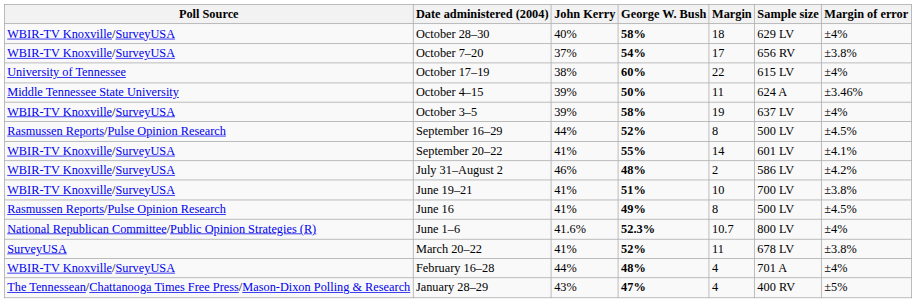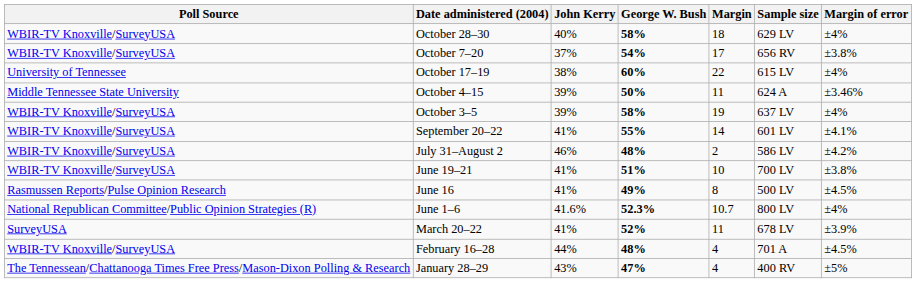- row: (459, 131)
(841, 248) ±3.8% -> (841, 229) ±3.9%
(836, 268) ±4% -> (841, 248) ±4.5%
